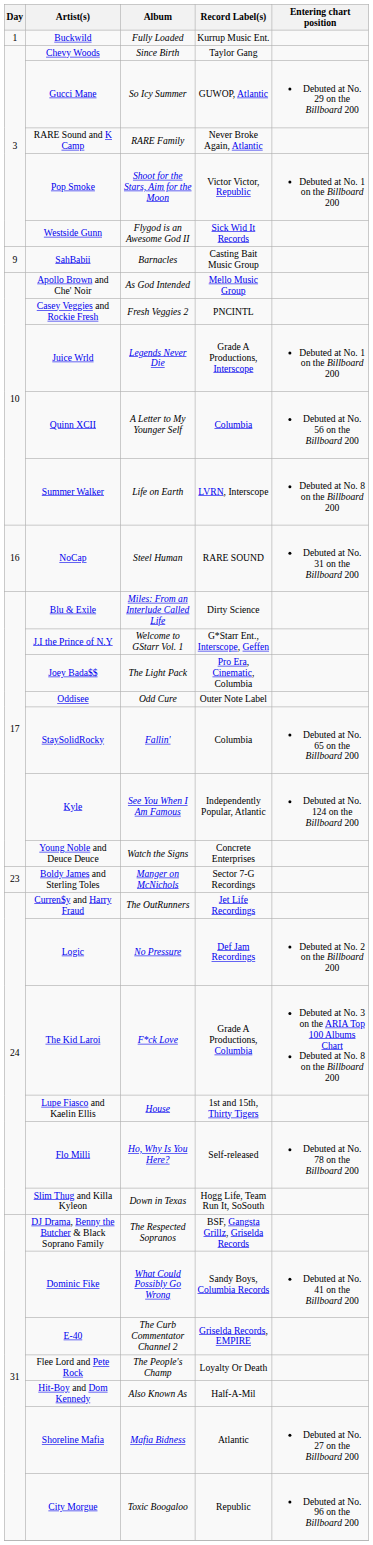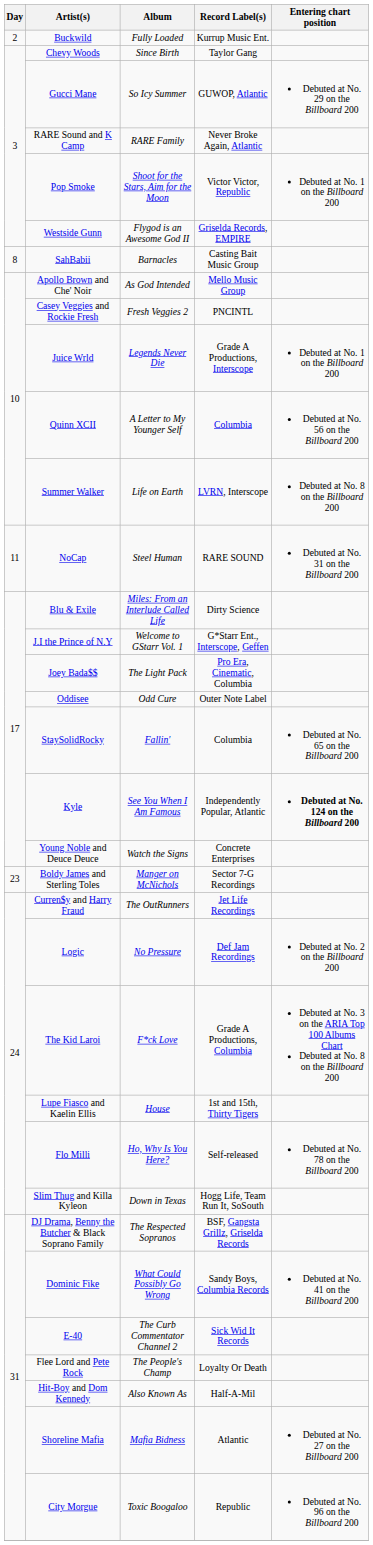(15, 38) 1 -> (15, 38) 2
(233, 233) Sick Wid It Records -> (233, 233) Griselda Records, EMPIRE
(15, 259) 9 -> (15, 259) 8
(15, 558) 16 -> (15, 558) 11
(320, 812) normal -> (320, 812) bold
(233, 1336) Griselda Records, EMPIRE -> (233, 1336) Sick Wid It Records
